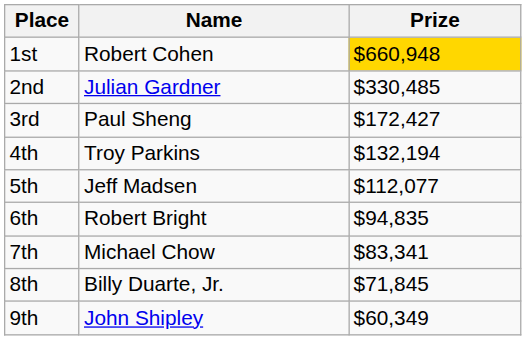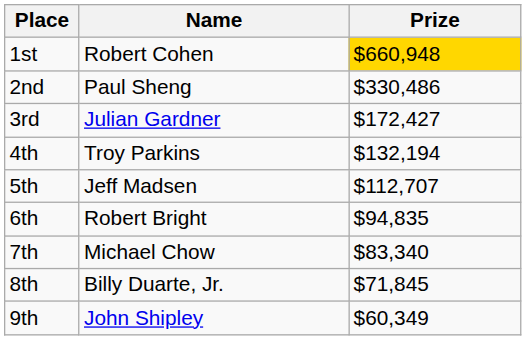(152, 86) Julian Gardner -> (138, 86) Paul Sheng
(397, 86) $330,485 -> (397, 86) $330,486
(138, 119) Paul Sheng -> (152, 119) Julian Gardner
(396, 185) $112,077 -> (396, 185) $112,707
(391, 251) $83,341 -> (391, 251) $83,340
